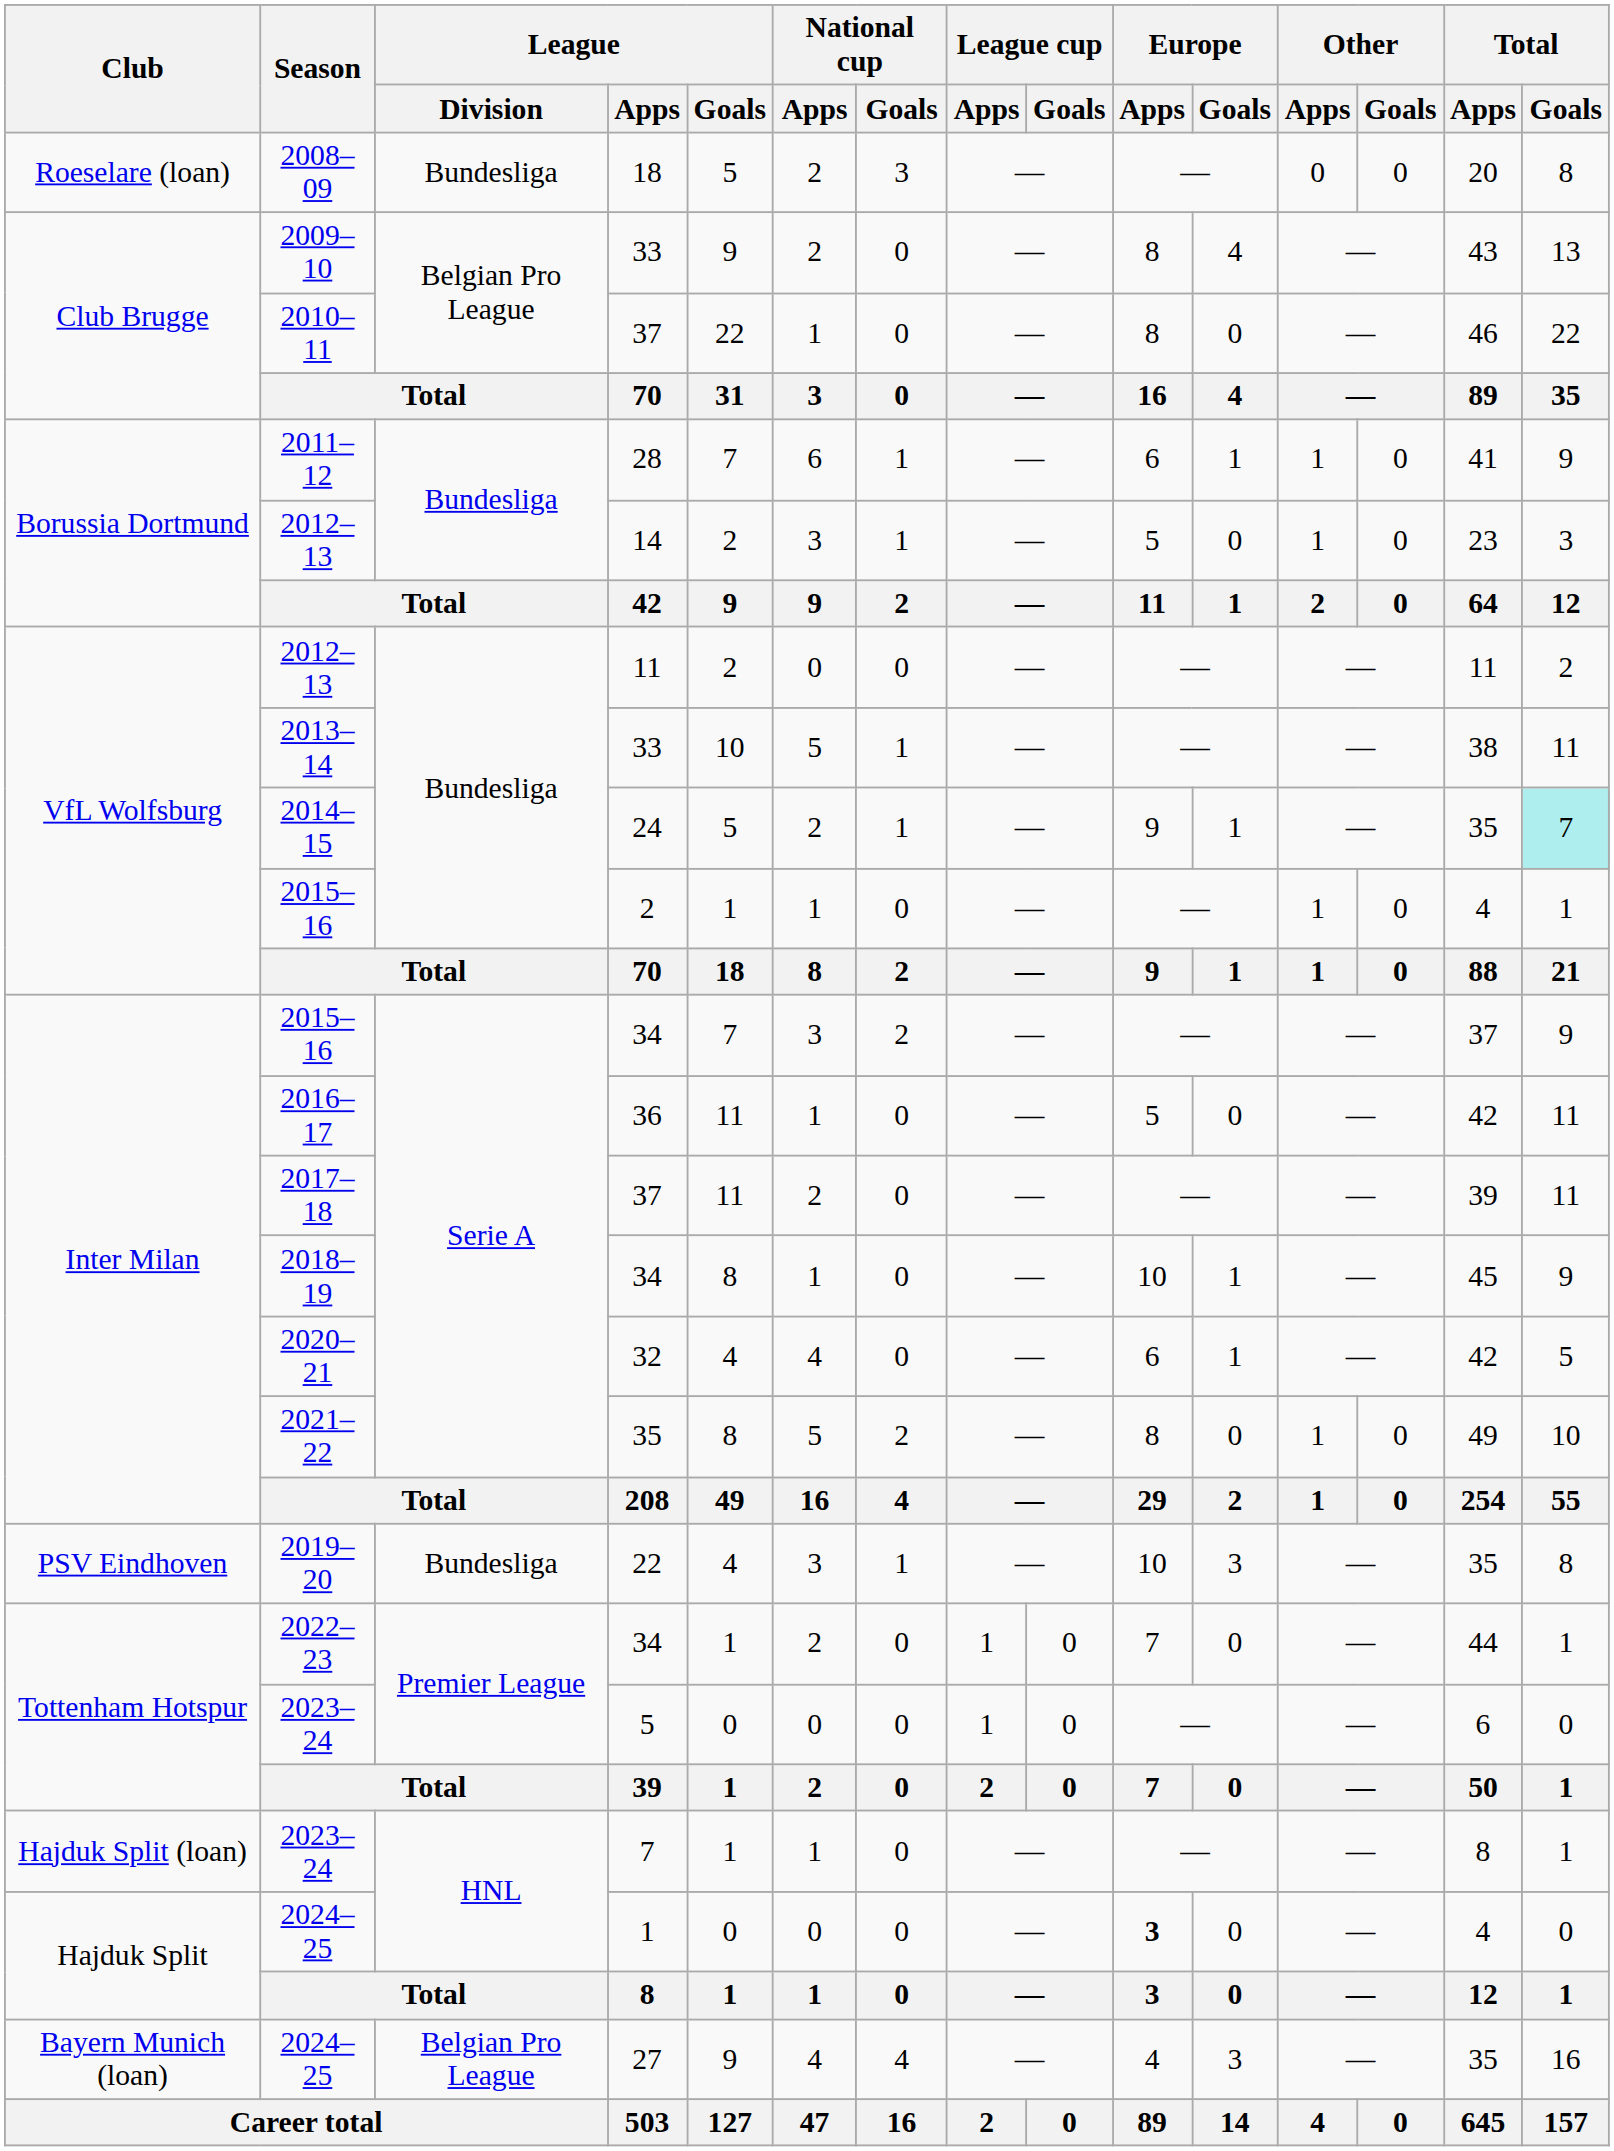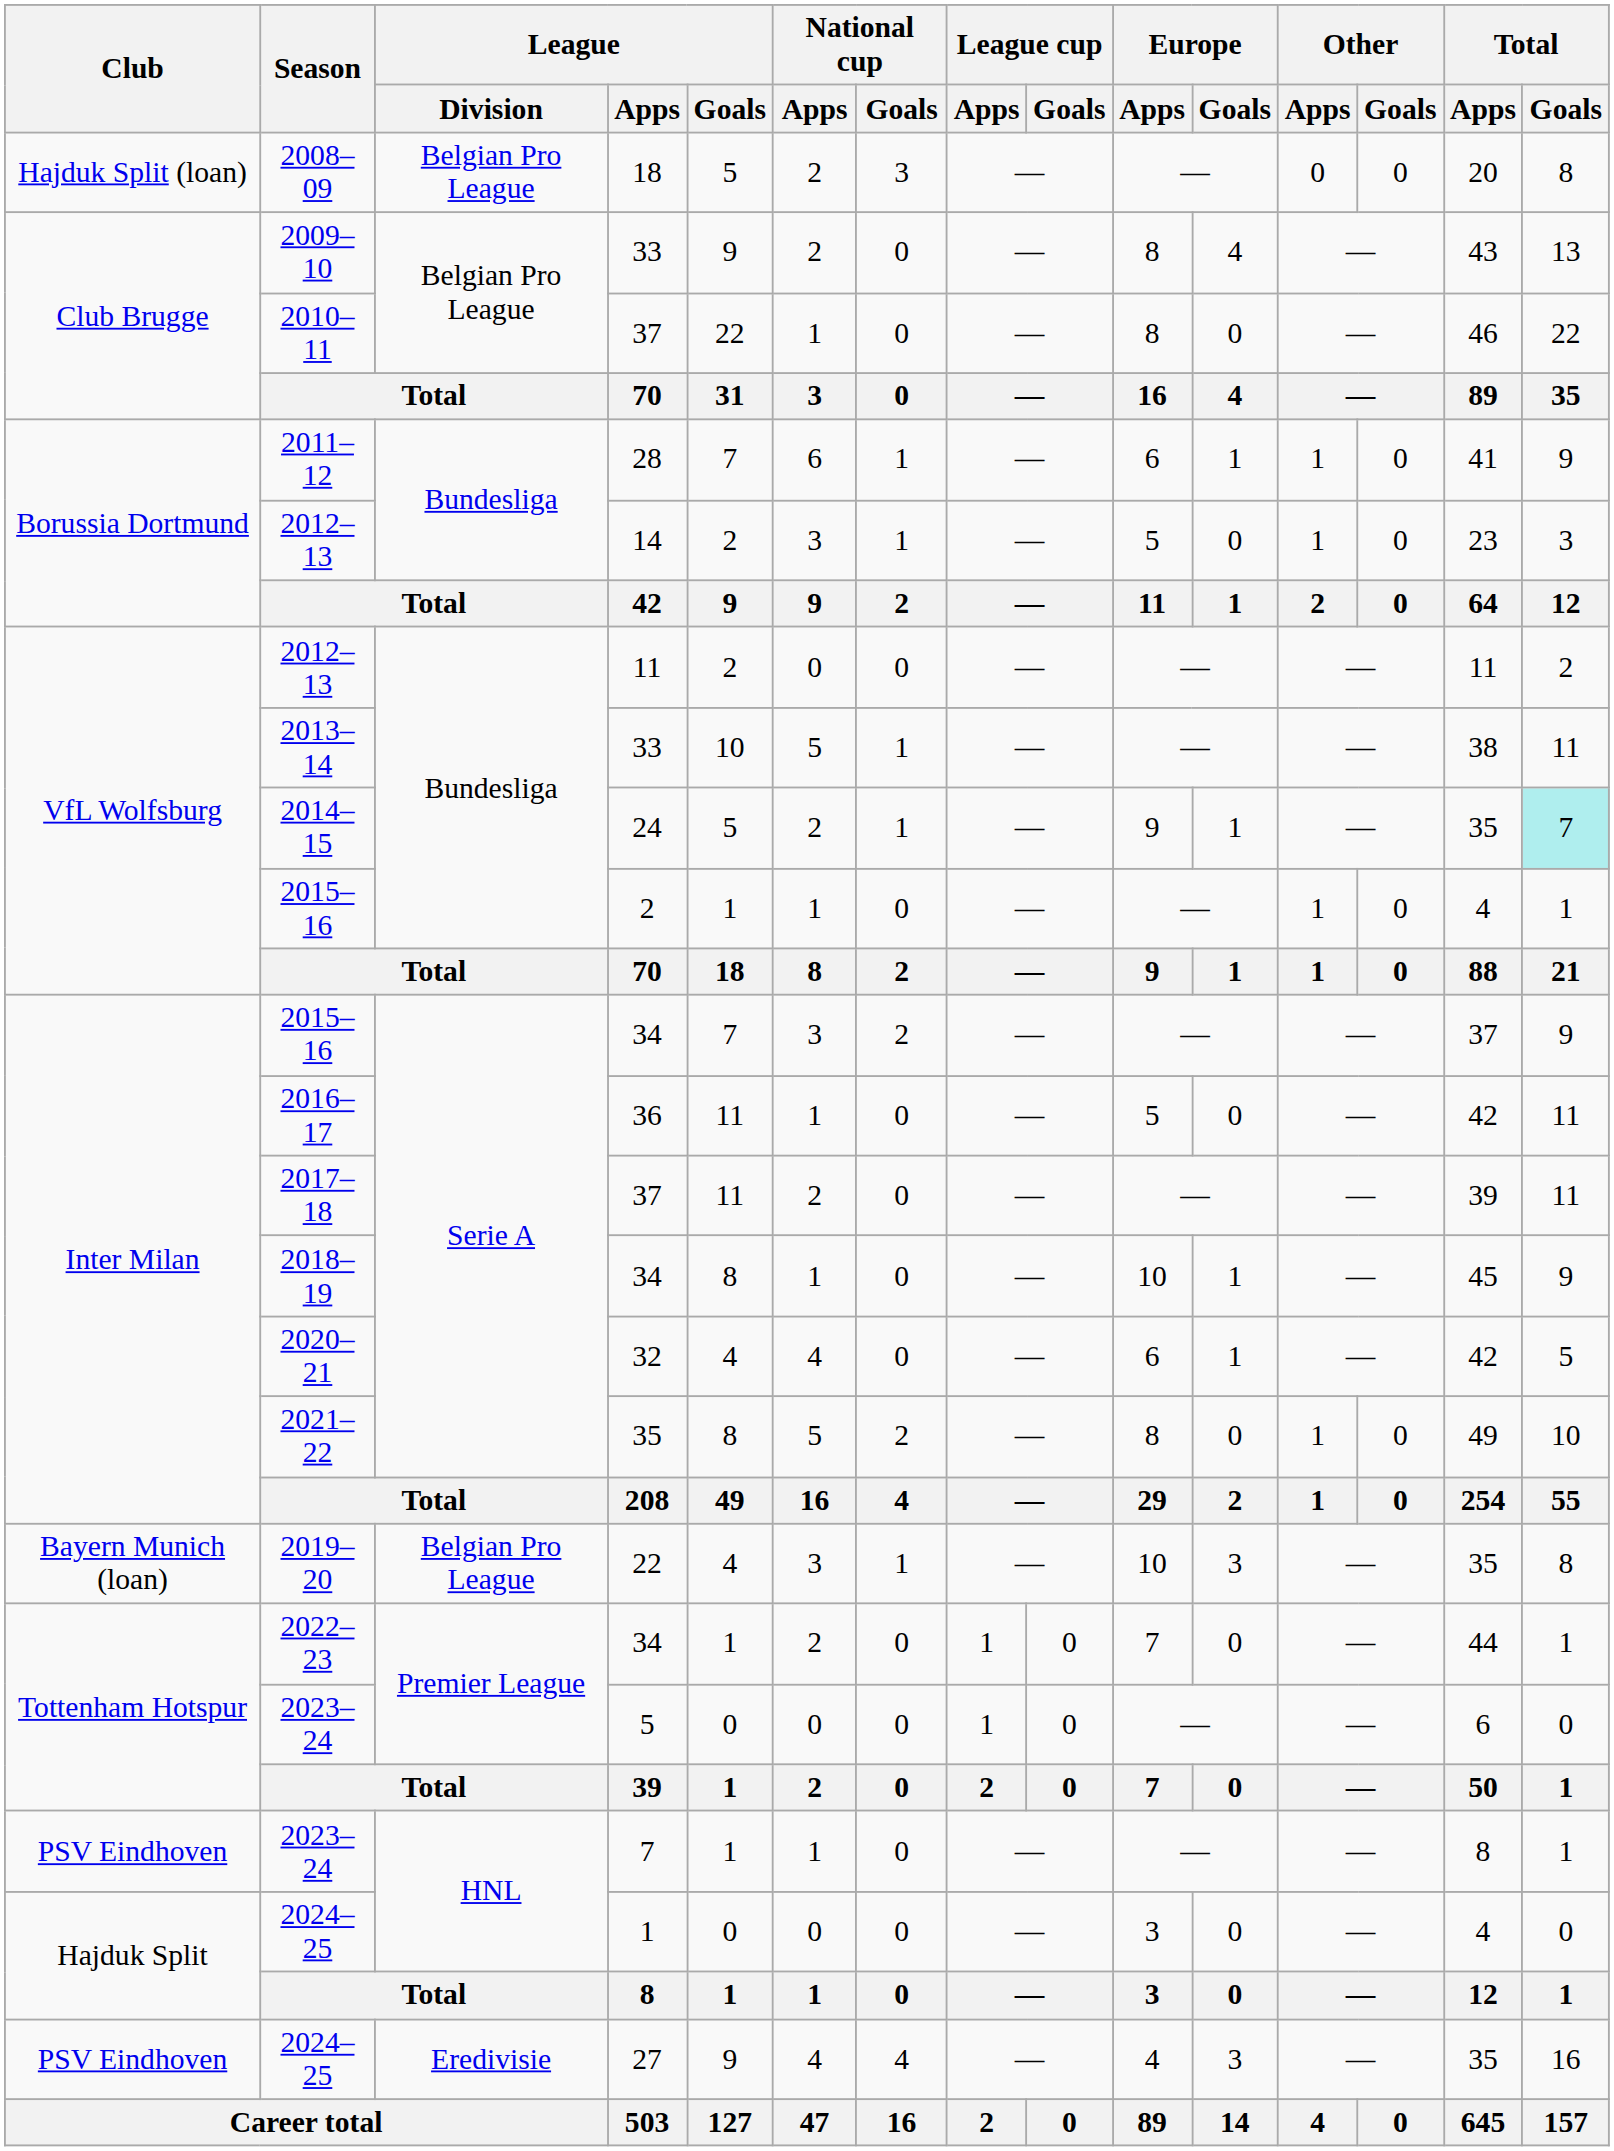(133, 171) Roeselare (loan) -> (133, 171) Hajduk Split (loan)
(491, 171) Bundesliga -> (491, 171) Belgian Pro League
(133, 1563) PSV Eindhoven -> (133, 1563) Bayern Munich (loan)
(491, 1563) Bundesliga -> (491, 1563) Belgian Pro League
(133, 1850) Hajduk Split (loan) -> (133, 1850) PSV Eindhoven
(1152, 1931) bold -> (1152, 1931) normal
(133, 2058) Bayern Munich (loan) -> (133, 2058) PSV Eindhoven
(491, 2058) Belgian Pro League -> (491, 2058) Eredivisie
